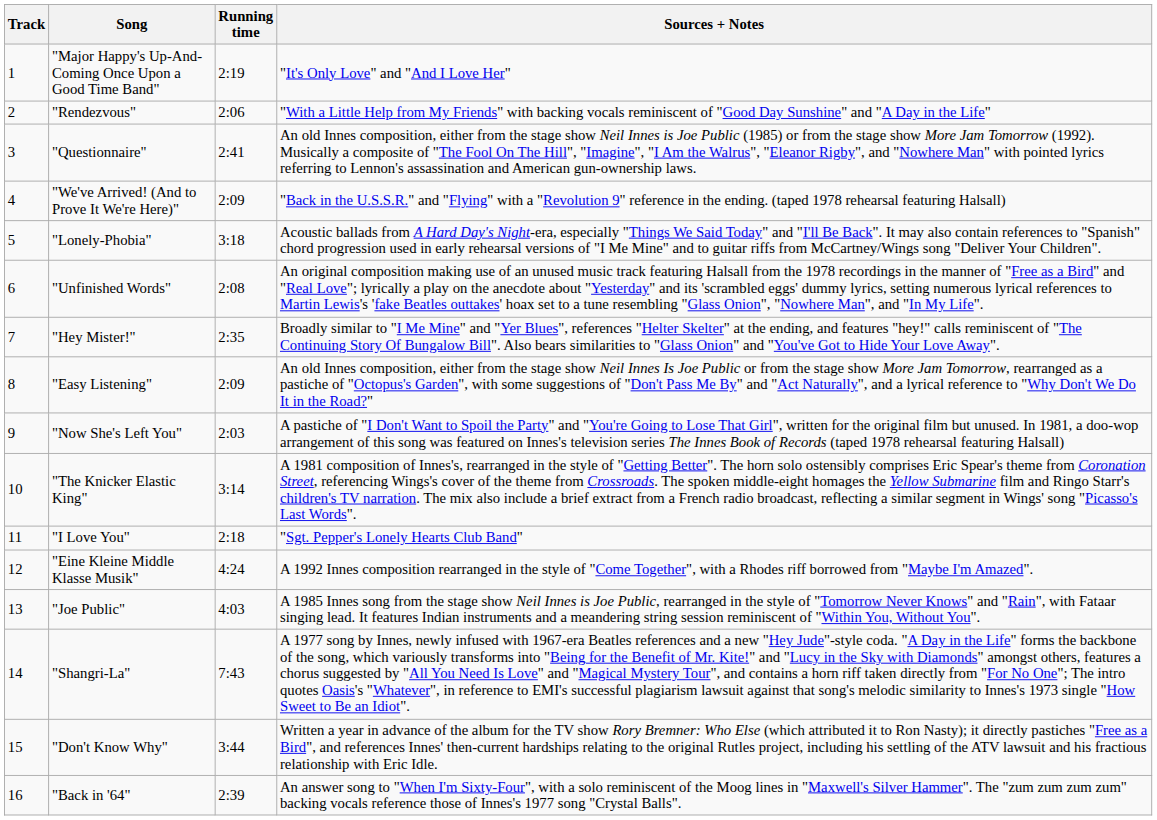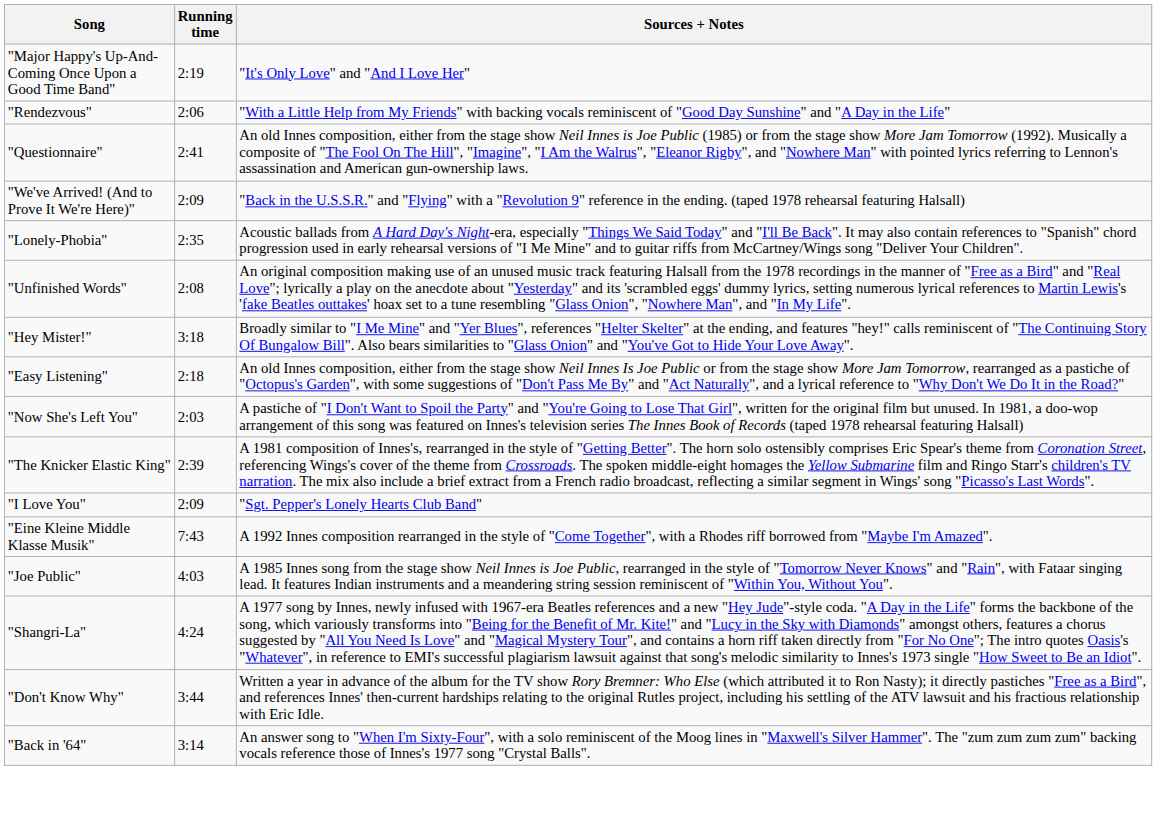- column: (27, 24)
(231, 240) 3:18 -> (191, 240) 2:35
(231, 336) 2:35 -> (191, 336) 3:18
(231, 385) 2:09 -> (191, 376) 2:18
(231, 489) 3:14 -> (191, 464) 2:39
(231, 537) 2:18 -> (191, 504) 2:09
(231, 569) 4:24 -> (191, 536) 7:43
(231, 674) 7:43 -> (191, 632) 4:24
(231, 795) 2:39 -> (191, 745) 3:14
